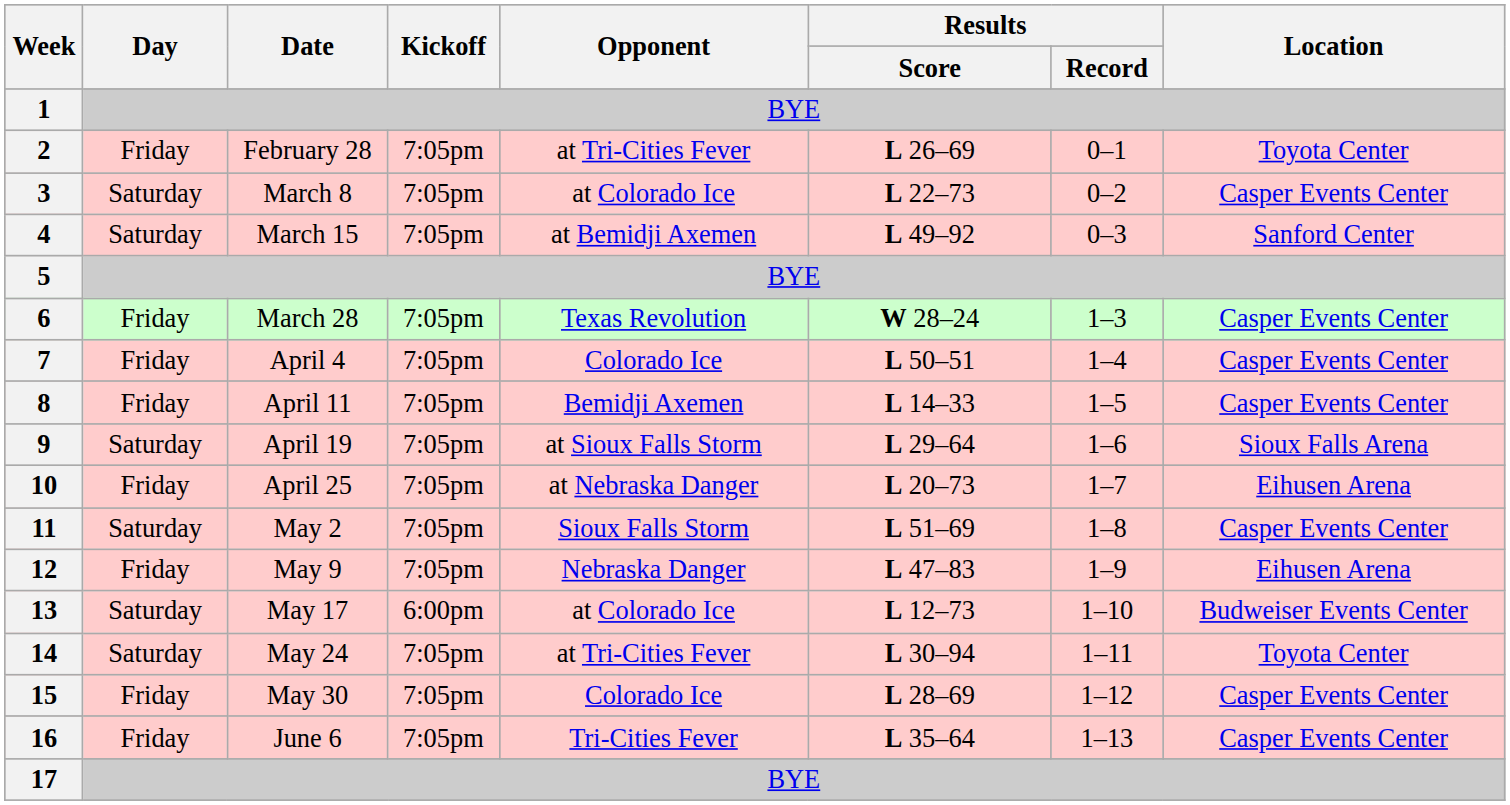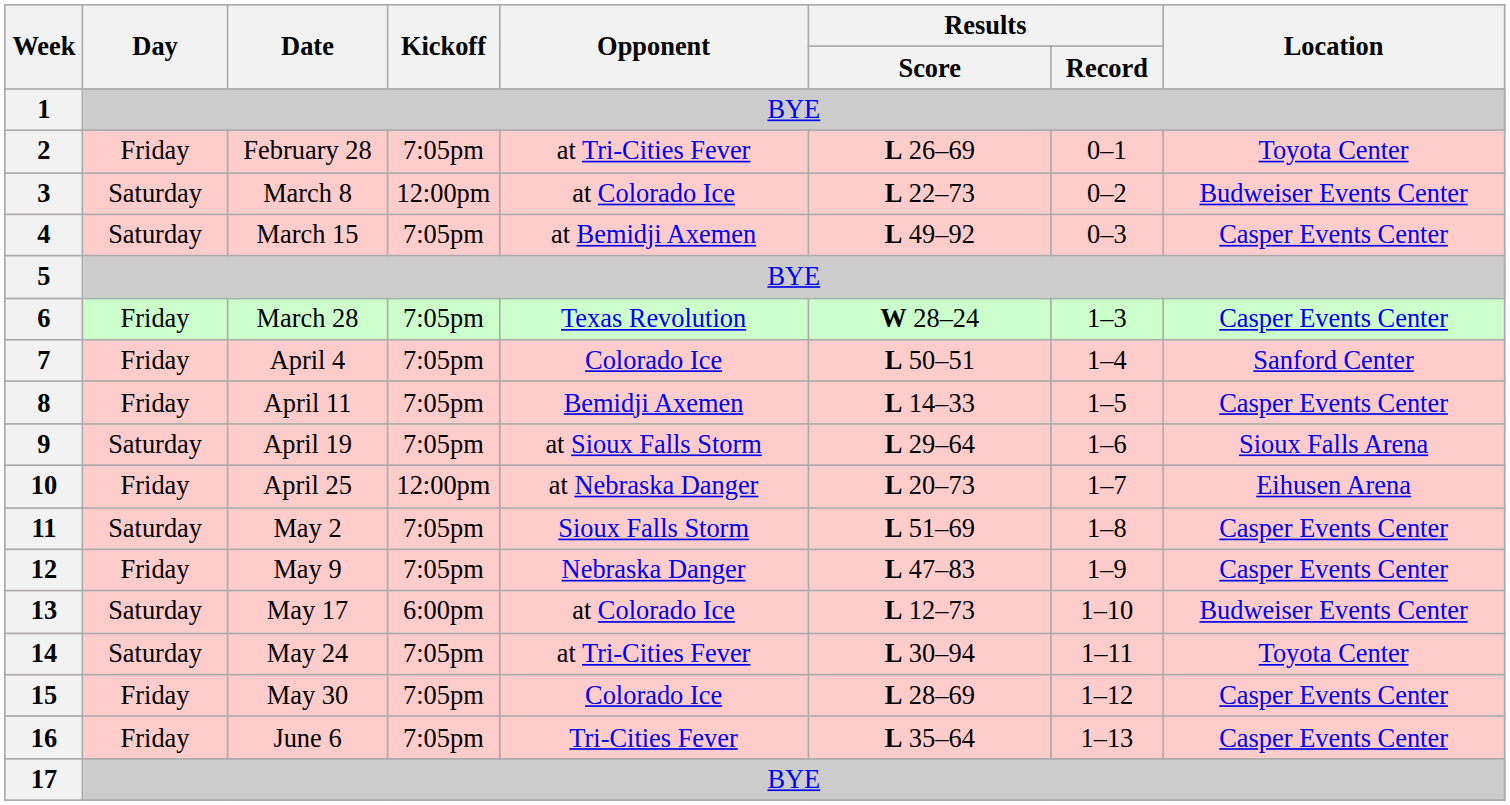(443, 192) 7:05pm -> (443, 192) 12:00pm
(1334, 192) Casper Events Center -> (1334, 192) Budweiser Events Center
(1334, 234) Sanford Center -> (1334, 234) Casper Events Center
(1334, 360) Casper Events Center -> (1334, 360) Sanford Center
(443, 485) 7:05pm -> (443, 485) 12:00pm
(1334, 569) Eihusen Arena -> (1334, 569) Casper Events Center
